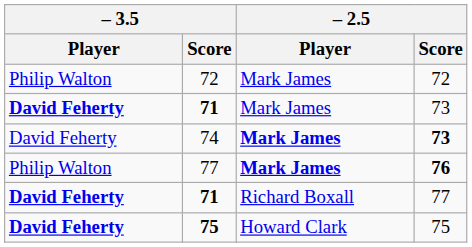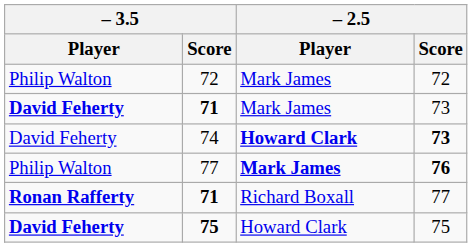(290, 138) Mark James -> (299, 138) Howard Clark
(66, 197) David Feherty -> (72, 197) Ronan Rafferty
